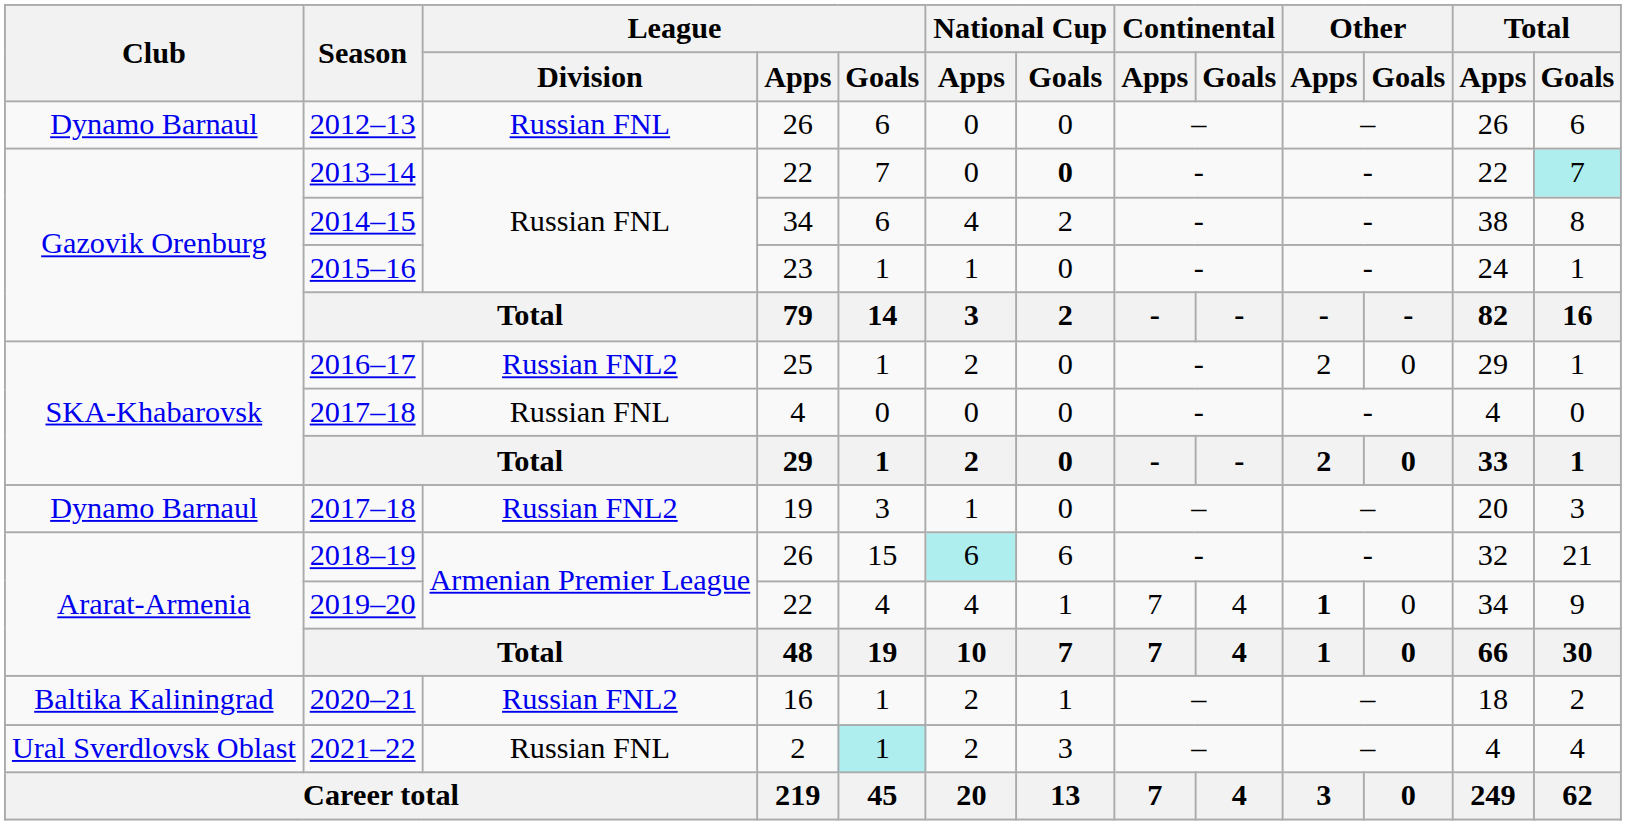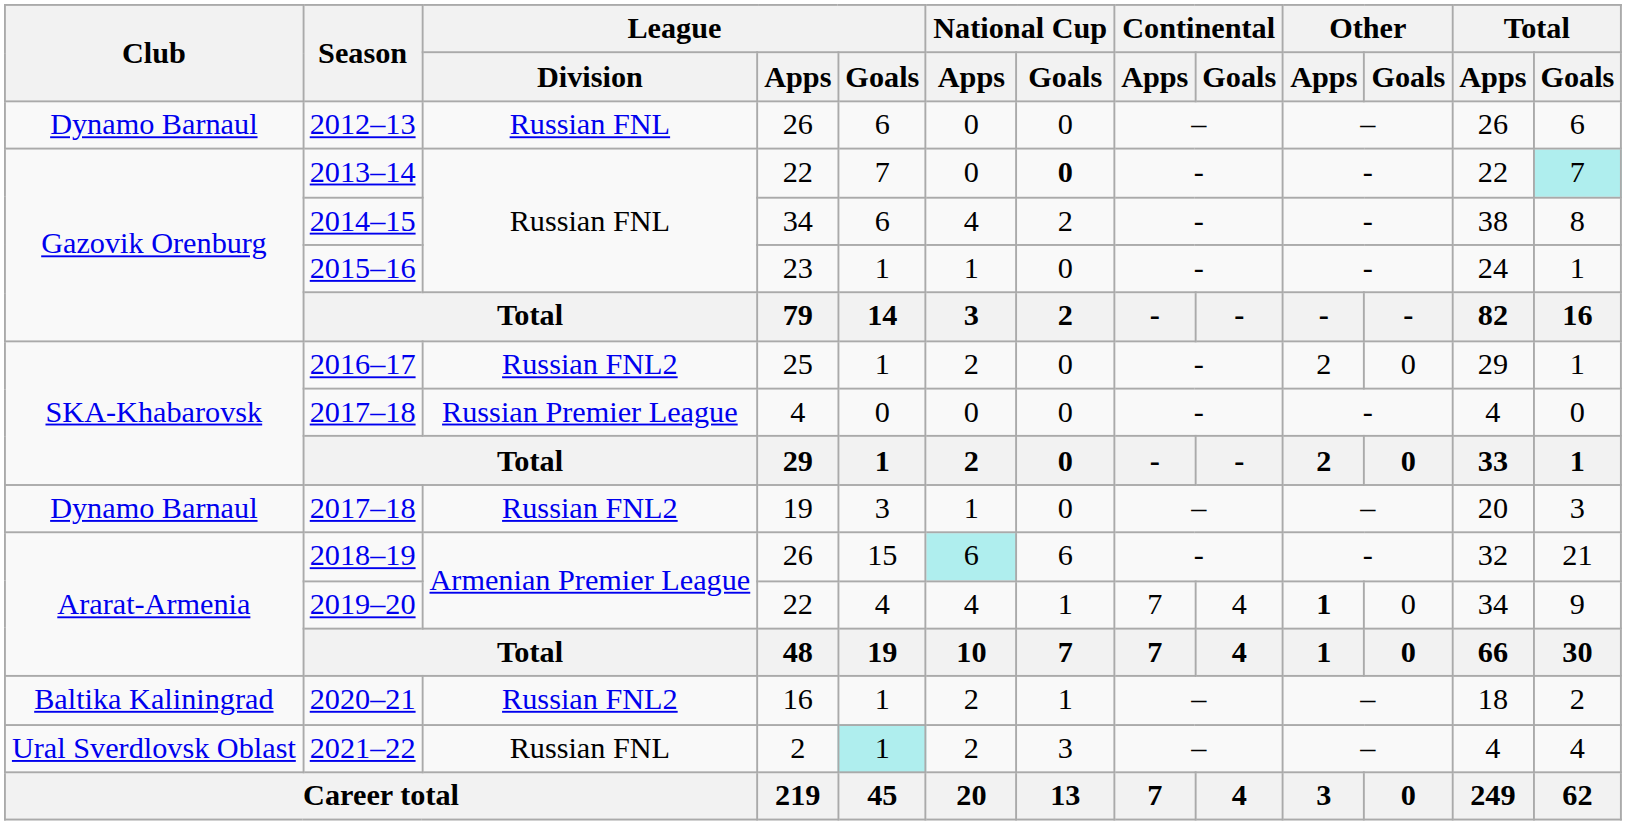(590, 412) Russian FNL -> (590, 412) Russian Premier League
